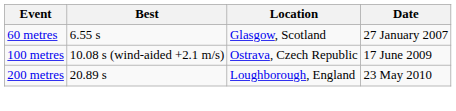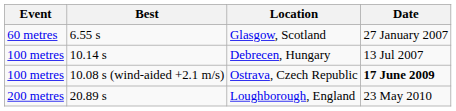+ row: (280, 55)
(398, 55) normal -> (399, 75) bold
